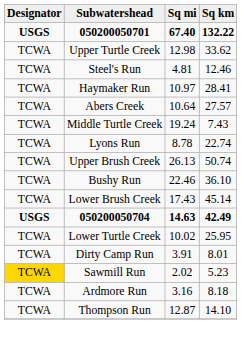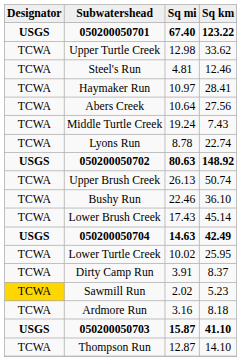(218, 32) 132.22 -> (218, 32) 123.22
(218, 106) 27.57 -> (218, 106) 27.56
+ row: (115, 161)
(218, 254) 8.01 -> (218, 273) 8.37
+ row: (115, 328)
